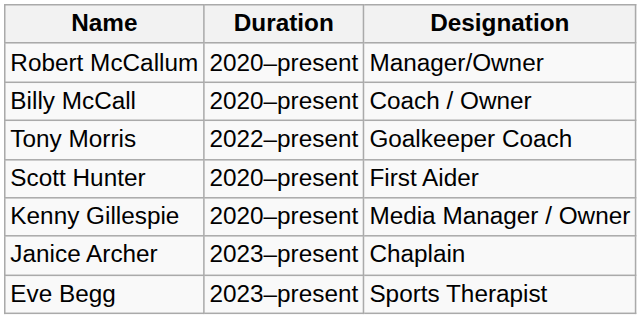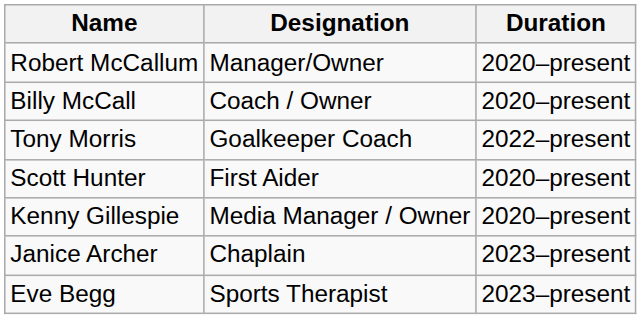columns swapped: (500, 23) <-> (284, 23)
